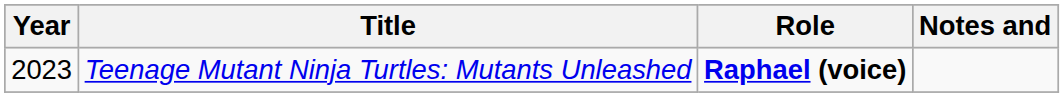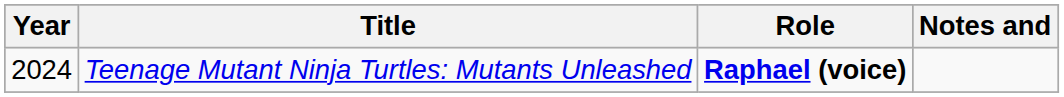(42, 69) 2023 -> (42, 69) 2024
